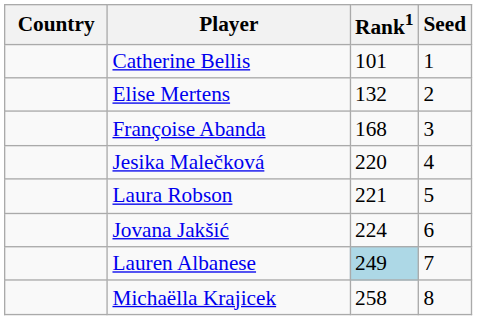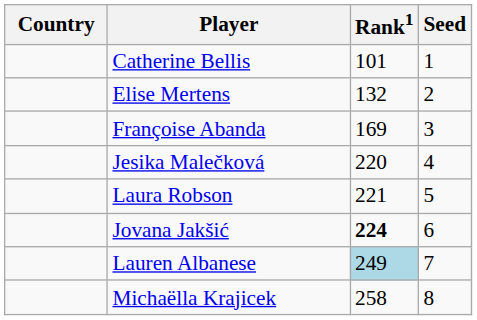(371, 128) 168 -> (371, 128) 169
(371, 229) normal -> (371, 229) bold
